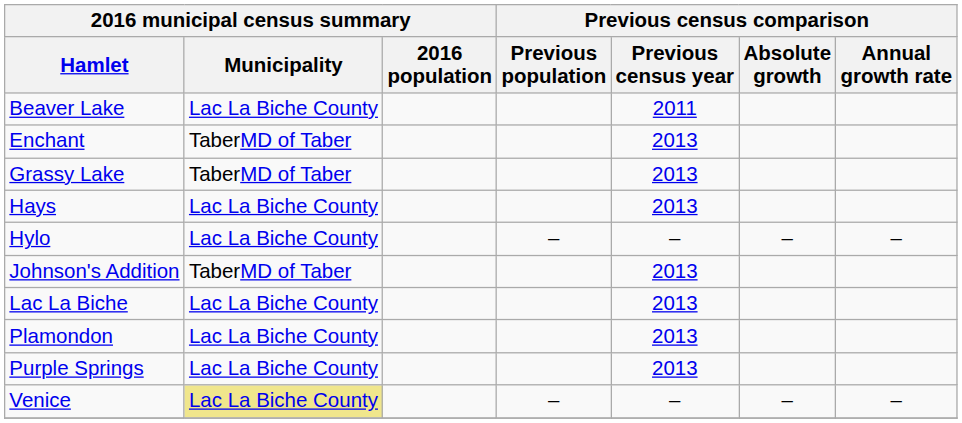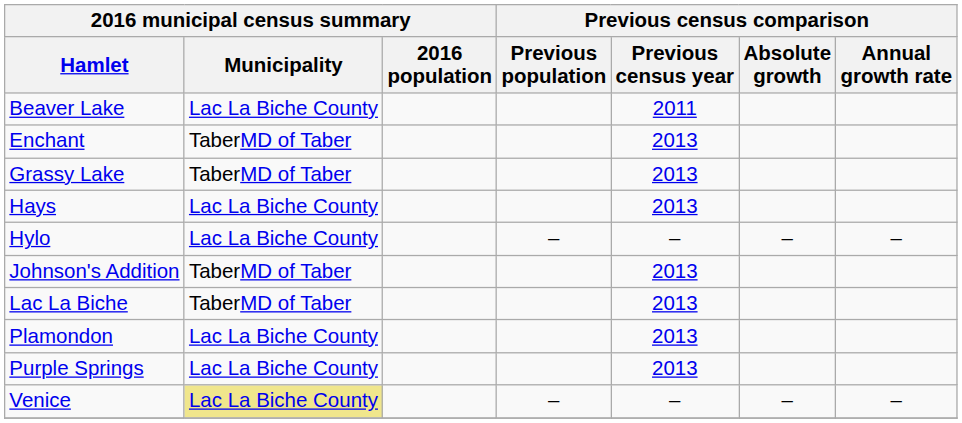(283, 303) Lac La Biche County -> (270, 303) TaberMD of Taber
